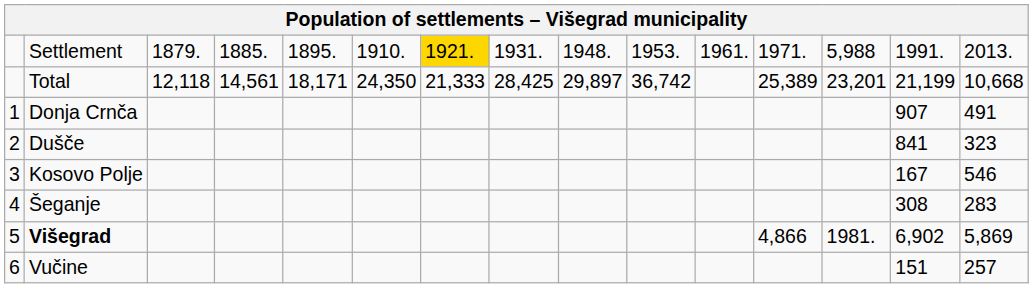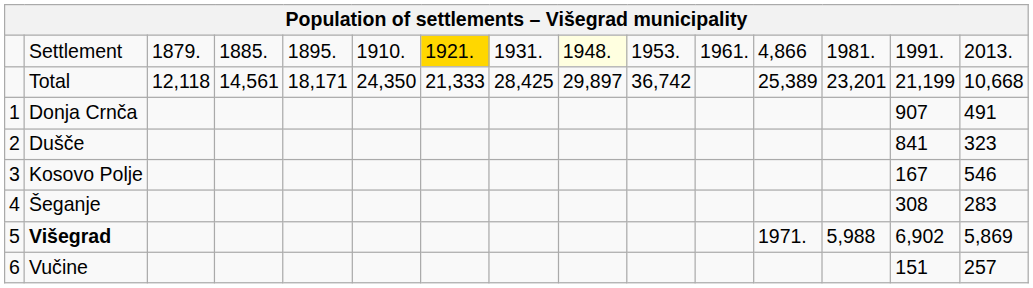(587, 50) no background -> (587, 50) lightyellow background
(782, 50) 1971. -> (782, 50) 4,866
(851, 50) 5,988 -> (851, 50) 1981.
(782, 236) 4,866 -> (782, 236) 1971.
(851, 236) 1981. -> (851, 236) 5,988
